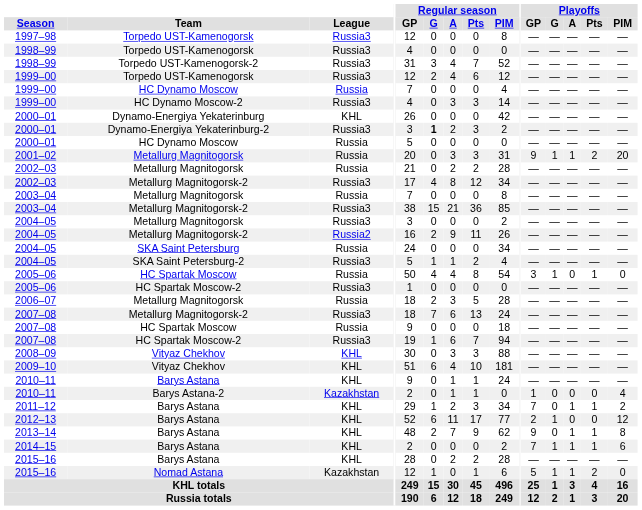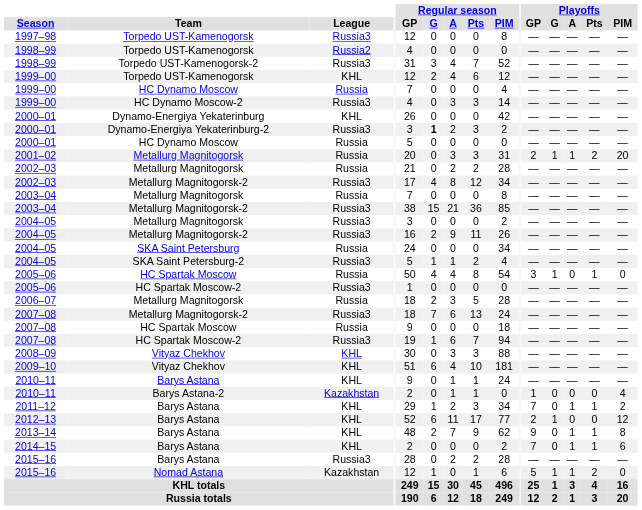(352, 50) Russia3 -> (352, 50) Russia2
(352, 76) Russia3 -> (352, 76) KHL
(533, 155) 9 -> (533, 155) 2
(352, 235) Russia2 -> (352, 235) Russia3
(555, 446) 1 -> (555, 446) 0
(352, 459) KHL -> (352, 459) Russia3
